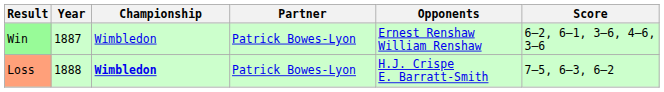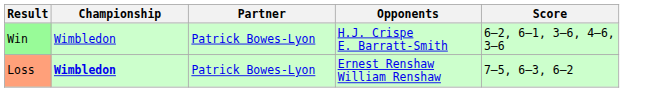- column: (72, 14)
(430, 39) Ernest Renshaw William Renshaw -> (393, 39) H.J. Crispe E. Barratt-Smith
(433, 71) H.J. Crispe E. Barratt-Smith -> (389, 71) Ernest Renshaw William Renshaw
